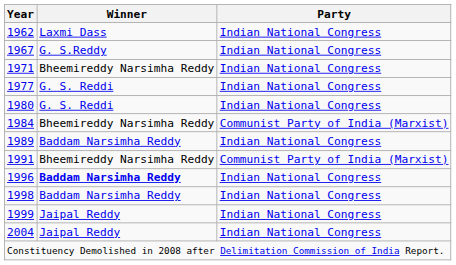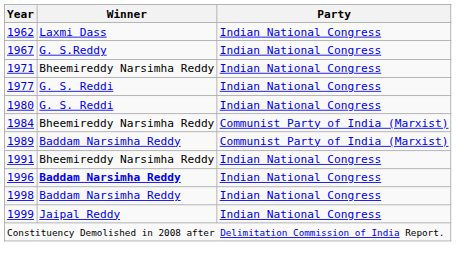(300, 141) Indian National Congress -> (334, 141) Communist Party of India (Marxist)
(334, 159) Communist Party of India (Marxist) -> (300, 159) Indian National Congress
- row: (21, 232)
